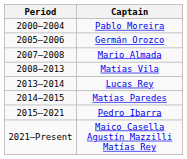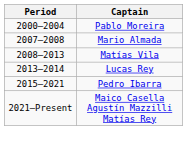- row: (130, 40)
- row: (130, 98)
